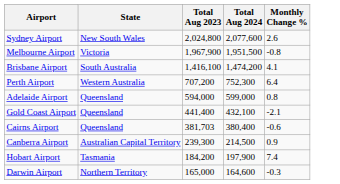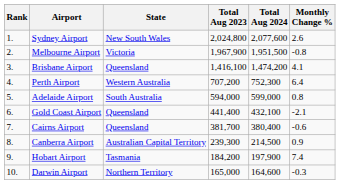+ column: (17, 17)
(108, 67) South Australia -> (127, 67) Queensland
(102, 97) Queensland -> (134, 97) South Australia
(200, 127) 381,703 -> (225, 127) 381,700
